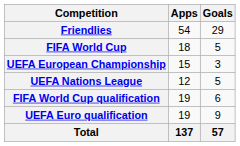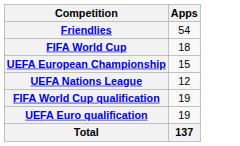- column: (218, 13)
